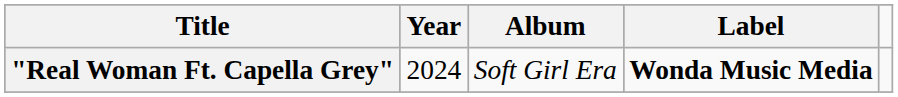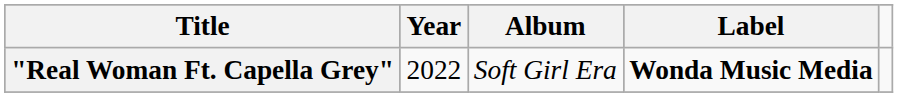(434, 69) 2024 -> (434, 69) 2022
